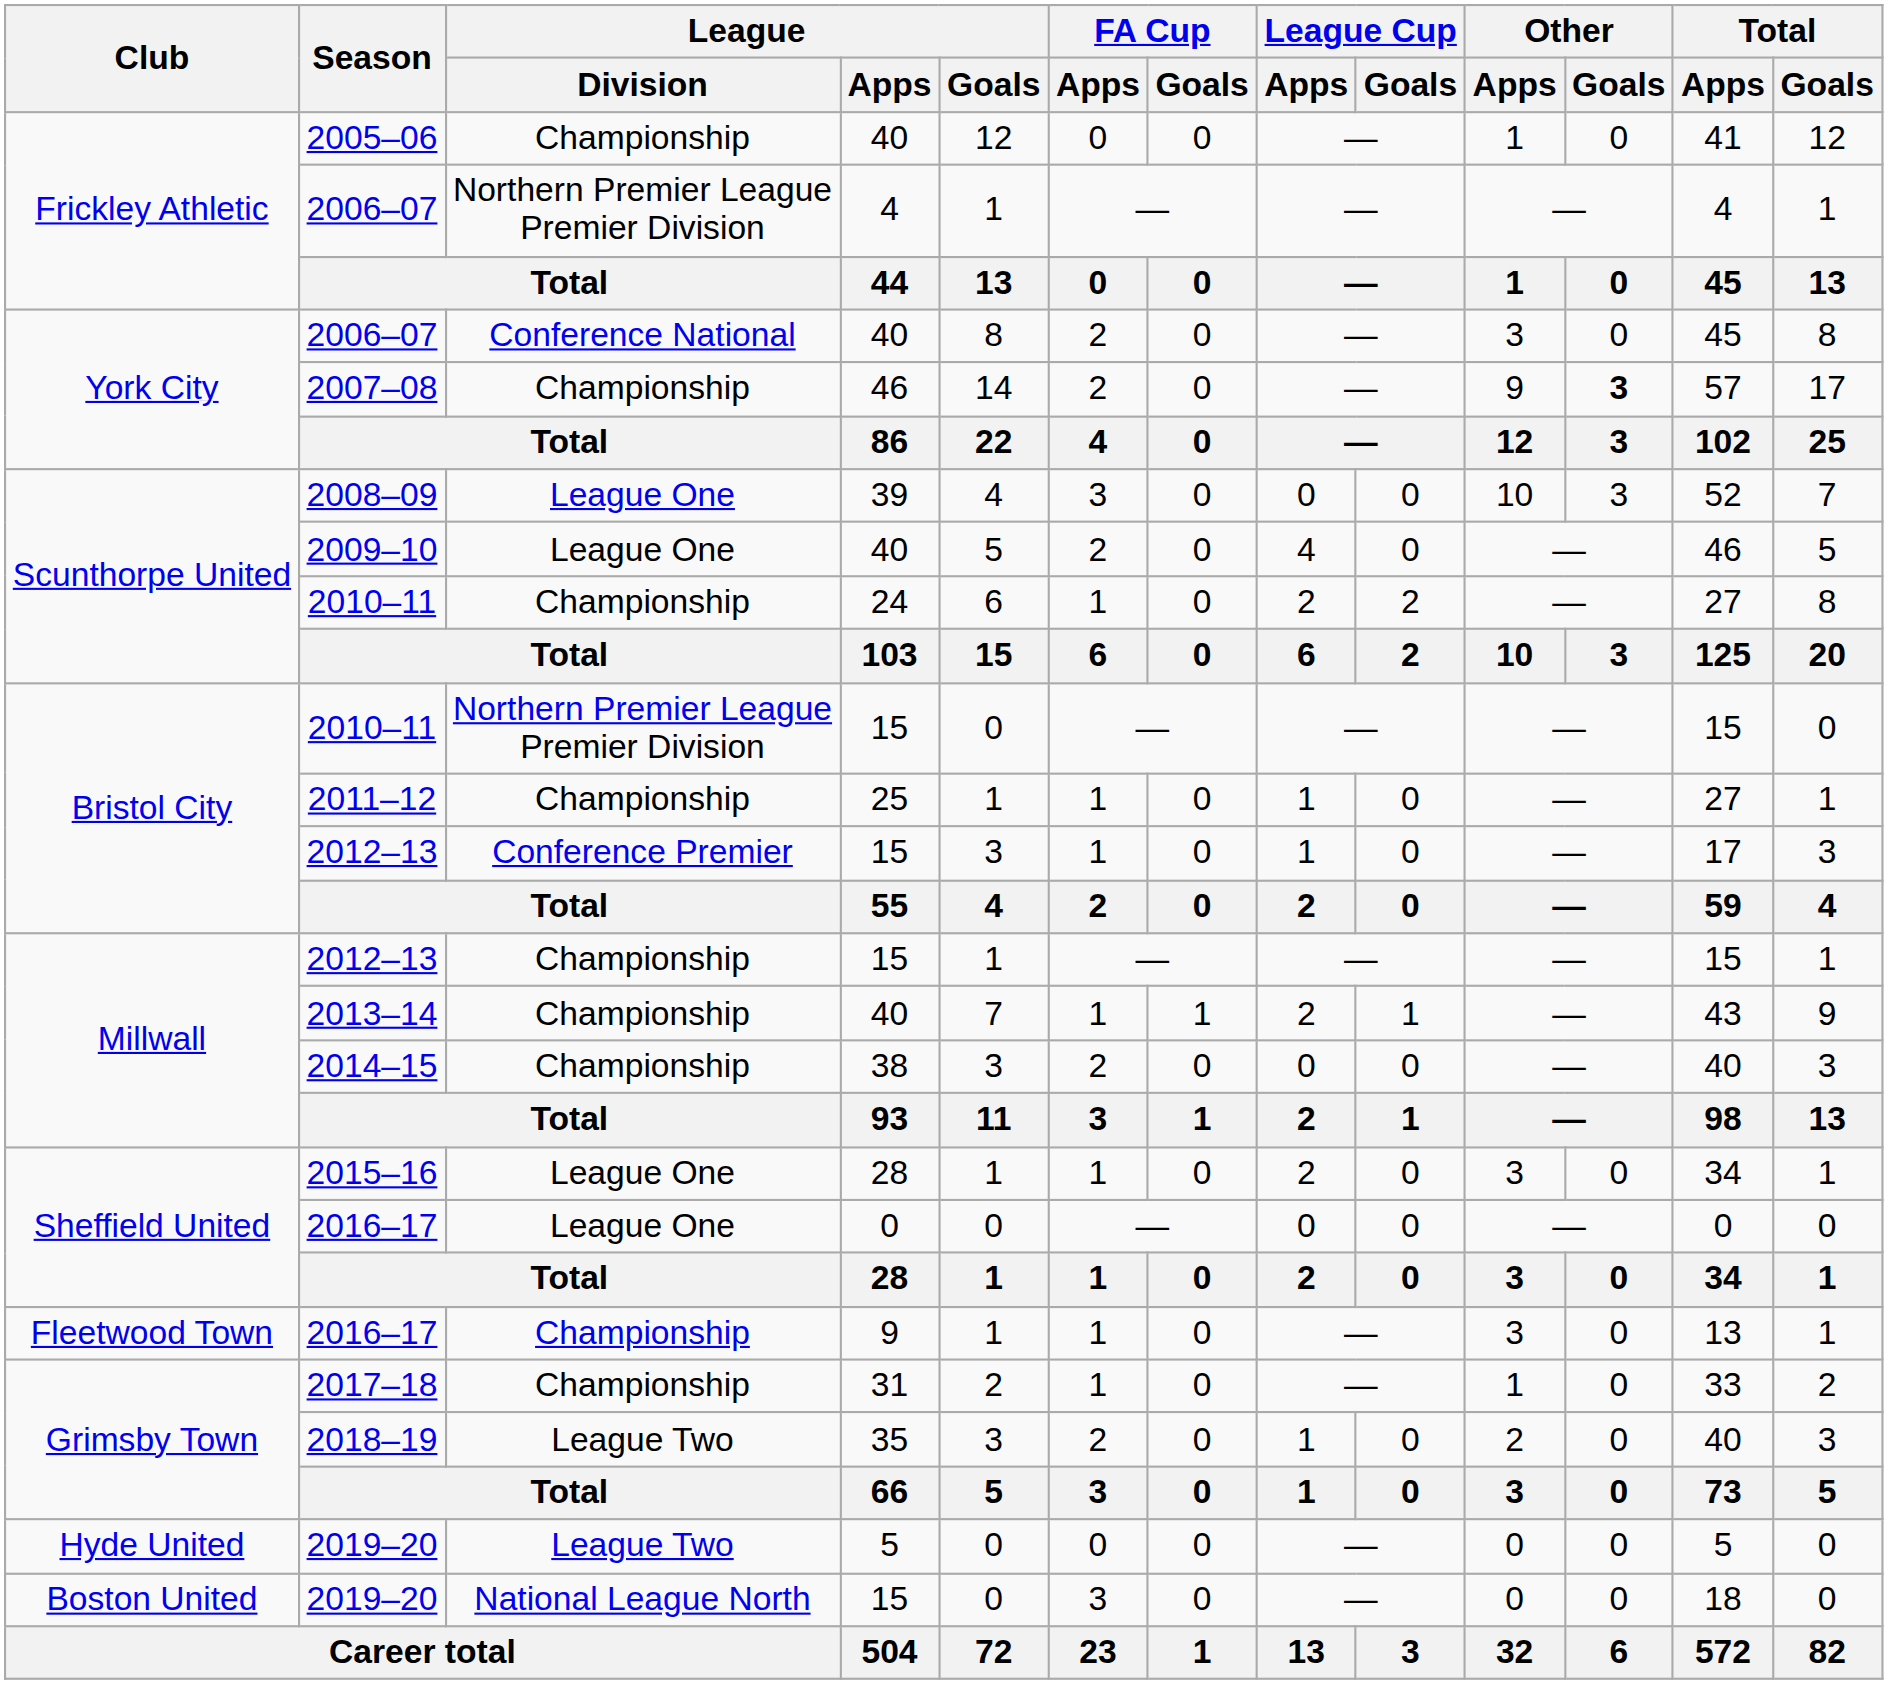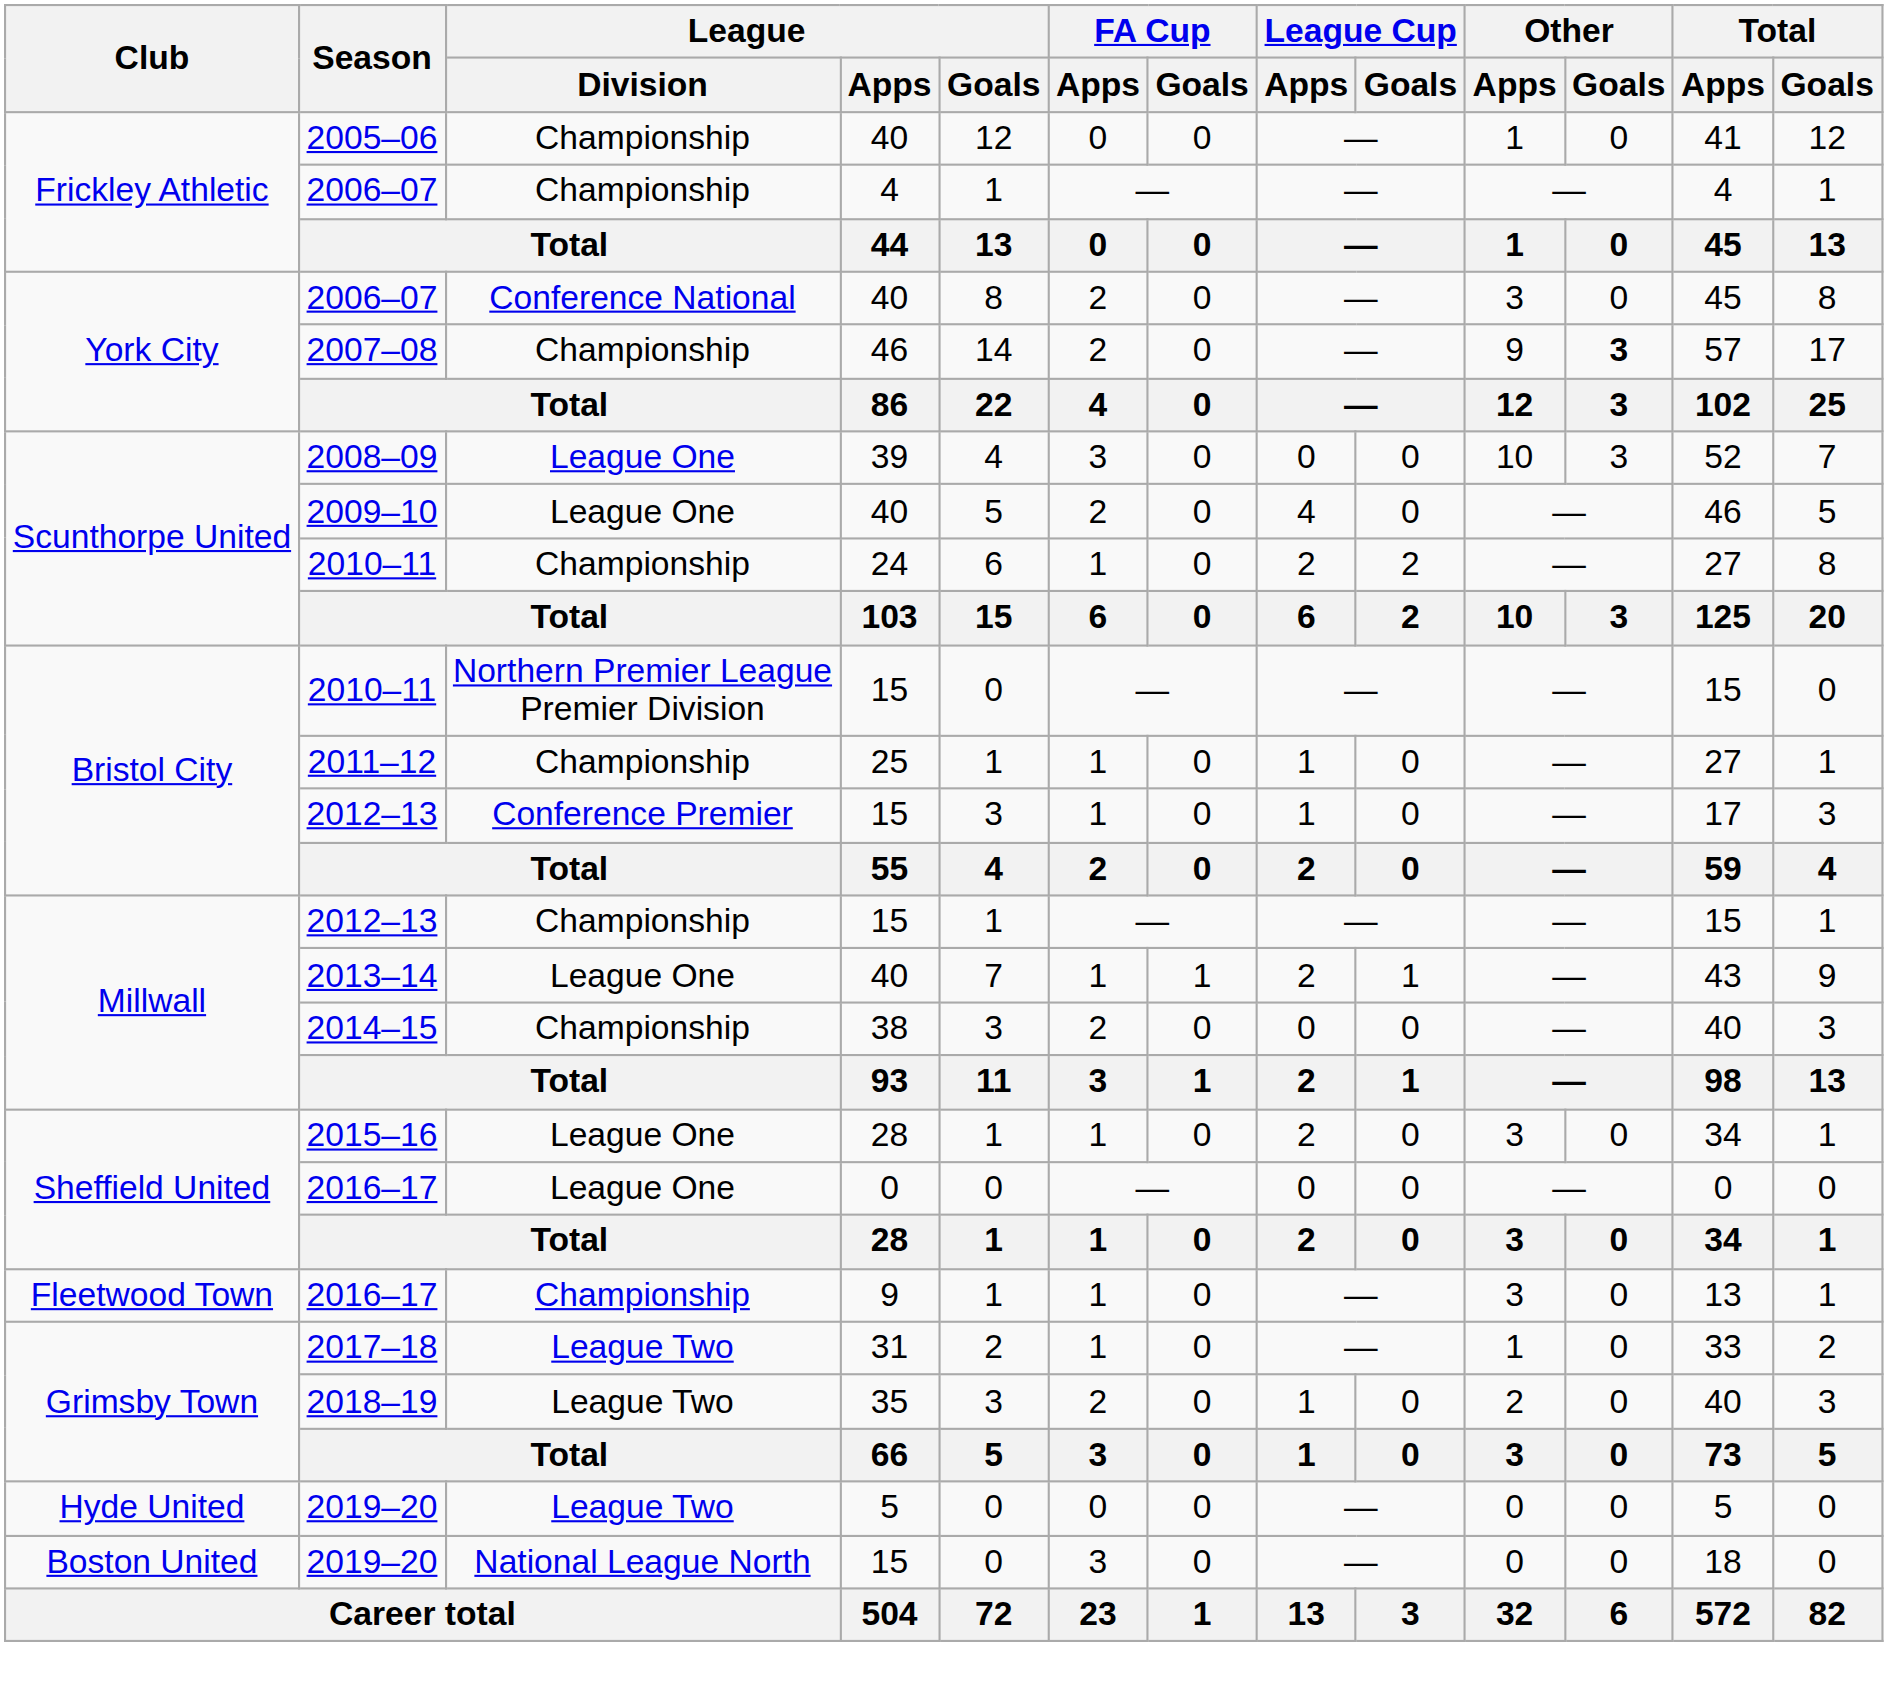(642, 209) Northern Premier League Premier Division -> (642, 191) Championship
(642, 1012) Championship -> (642, 974) League One
(642, 1385) Championship -> (642, 1347) League Two
